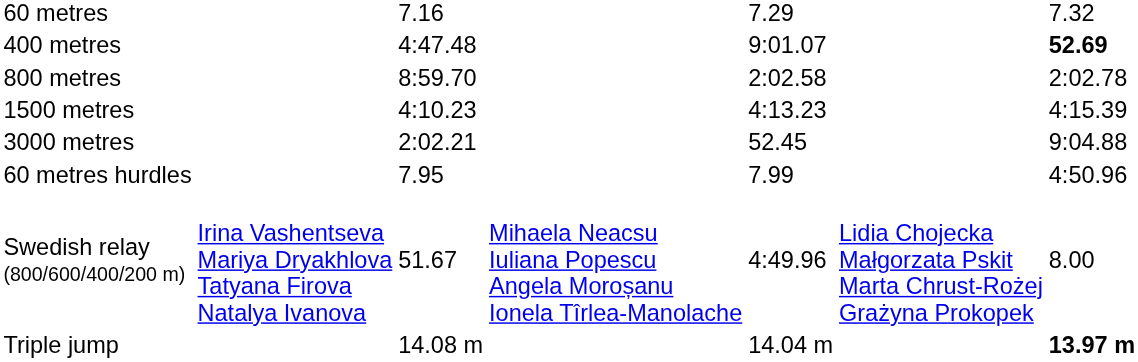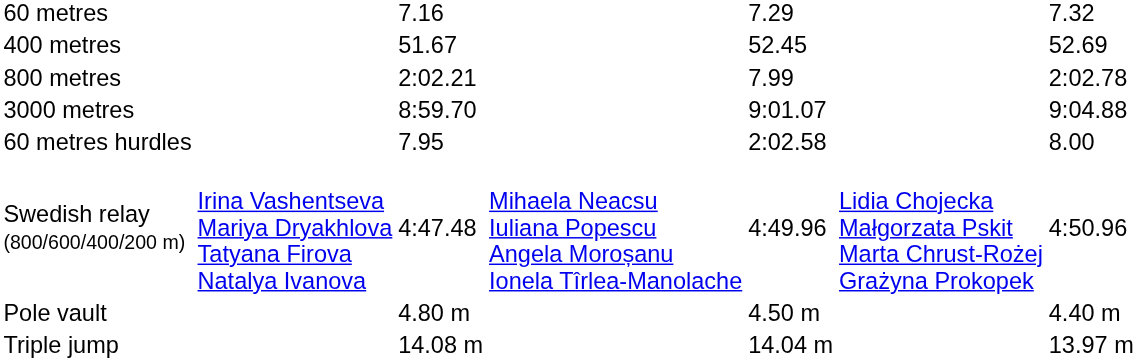(437, 45) 4:47.48 -> (428, 45) 51.67
(787, 45) 9:01.07 -> (778, 45) 52.45
(1078, 45) bold -> (1078, 45) normal
(437, 78) 8:59.70 -> (437, 78) 2:02.21
(787, 78) 2:02.58 -> (771, 78) 7.99
- row: (69, 110)
(437, 142) 2:02.21 -> (437, 110) 8:59.70
(778, 142) 52.45 -> (787, 110) 9:01.07
(771, 175) 7.99 -> (787, 142) 2:02.58
(1088, 175) 4:50.96 -> (1072, 142) 8.00
(428, 260) 51.67 -> (437, 228) 4:47.48
(1072, 260) 8.00 -> (1088, 228) 4:50.96
+ row: (55, 313)
(1092, 345) bold -> (1091, 345) normal
